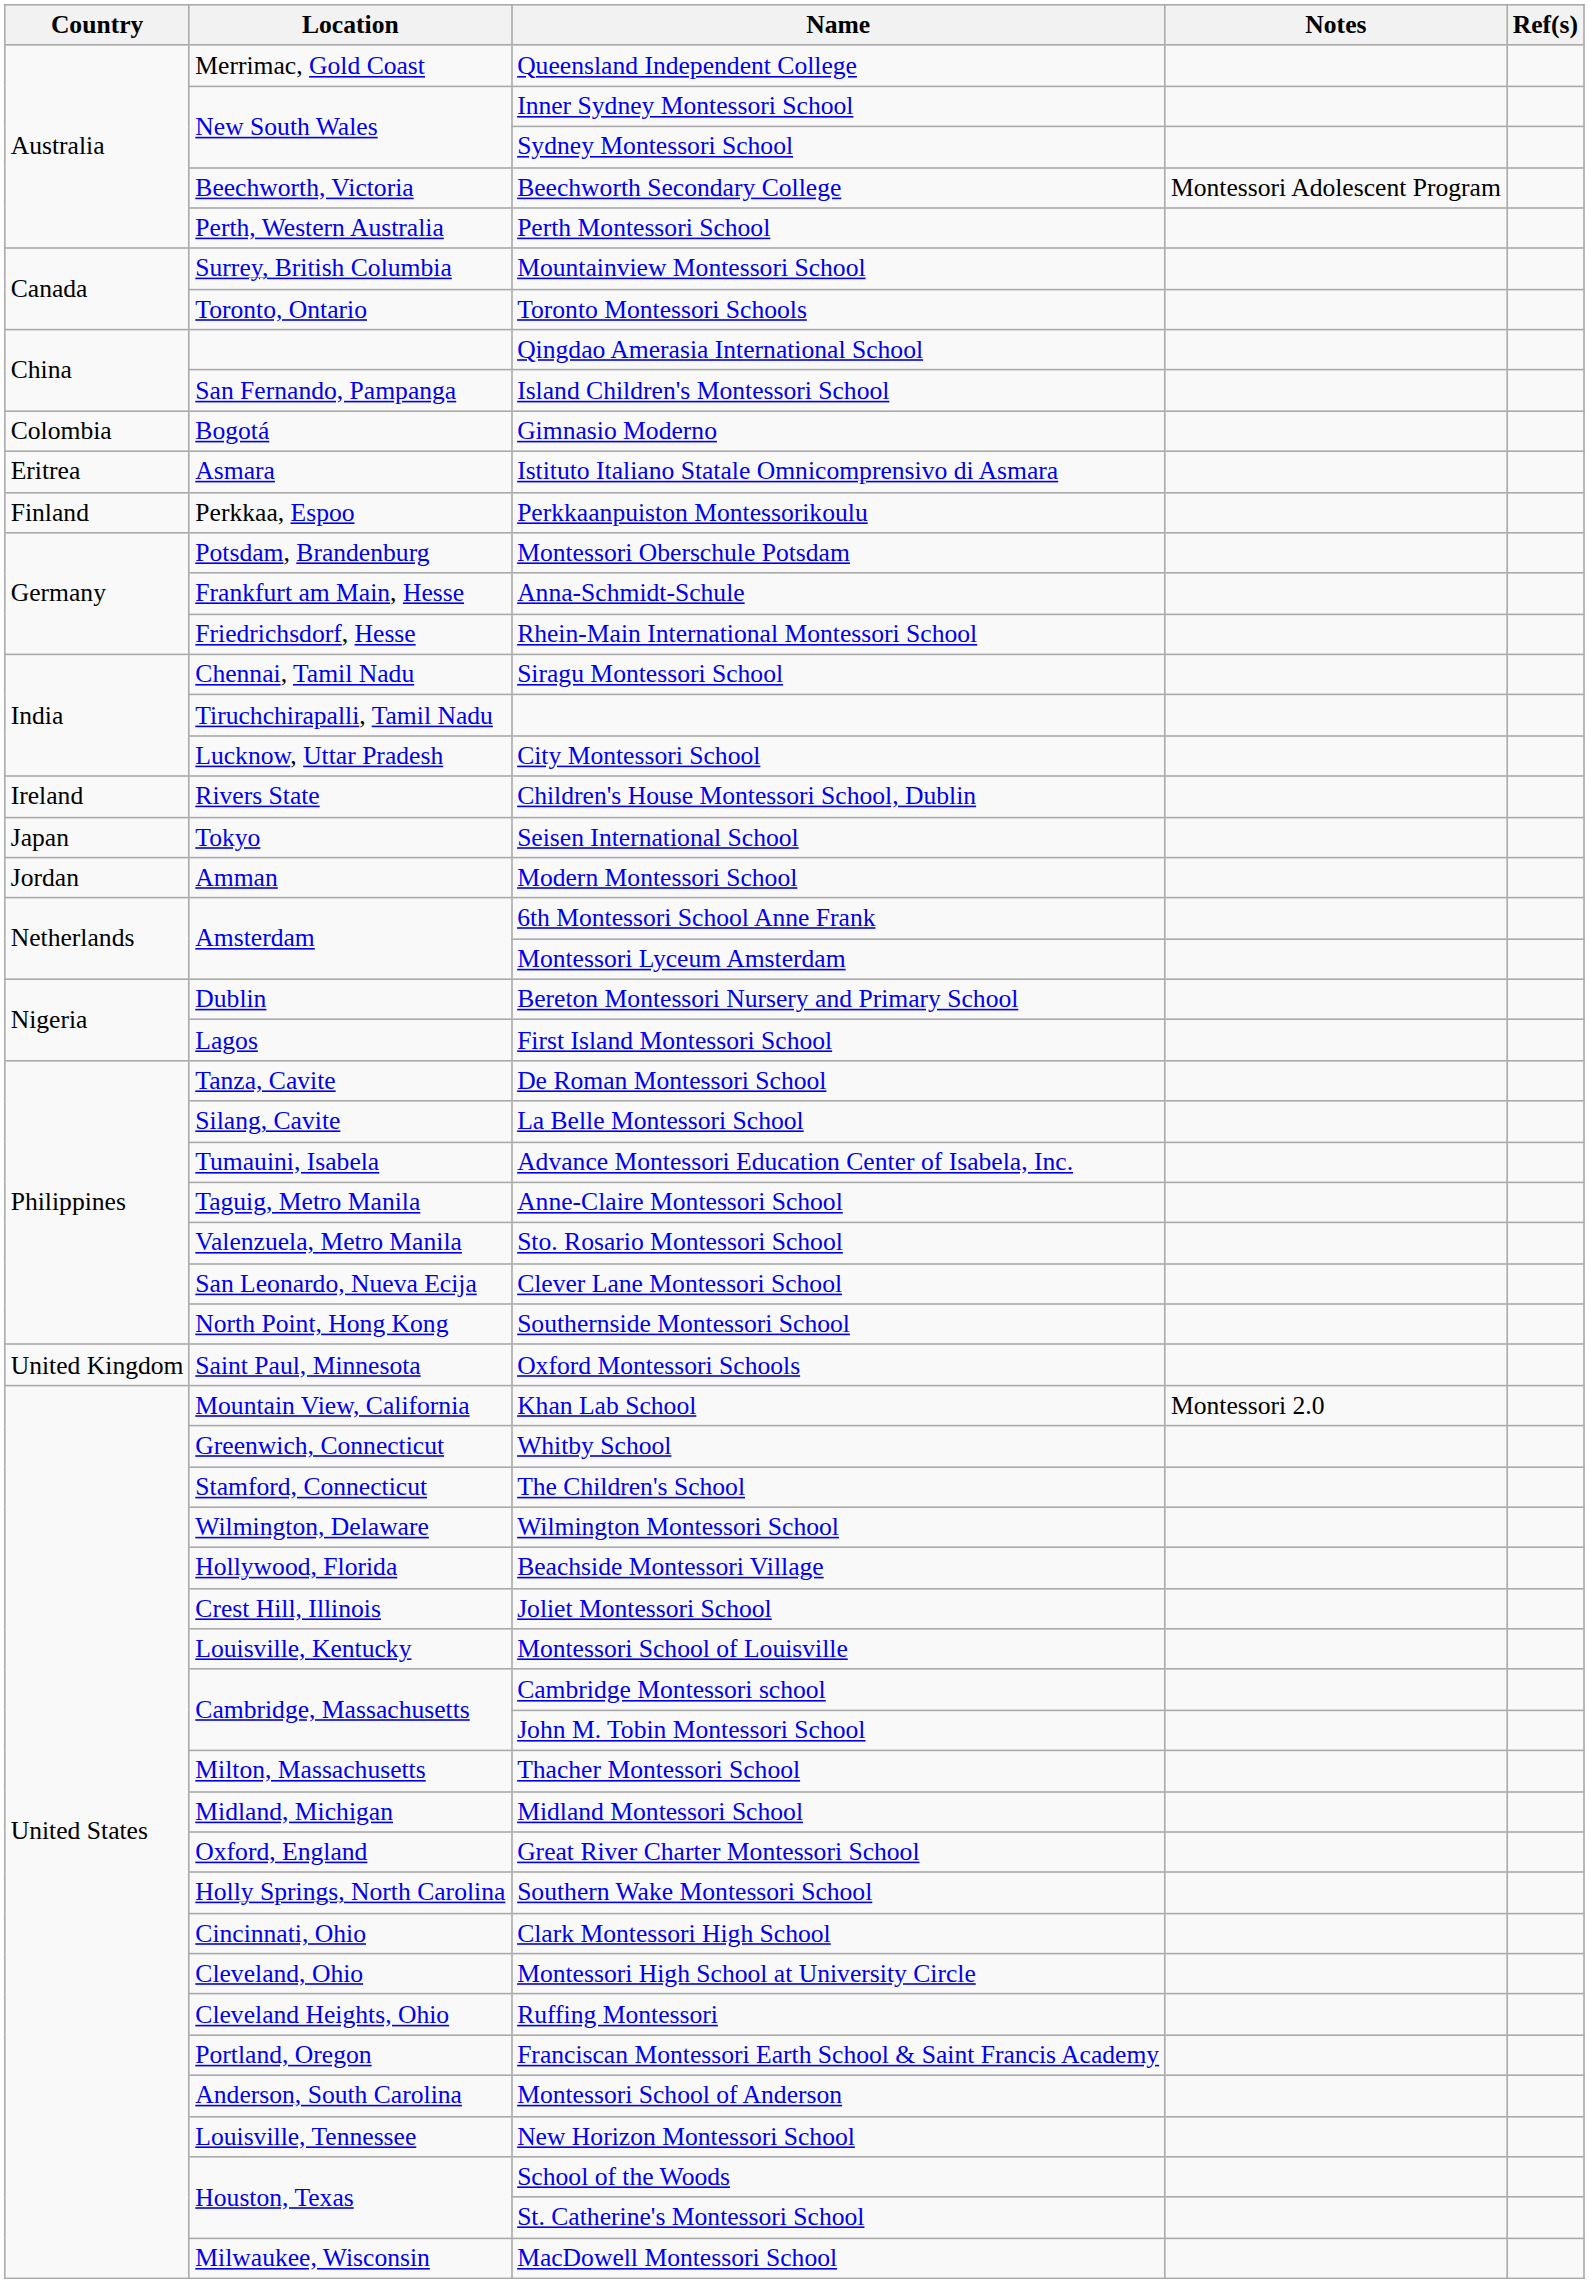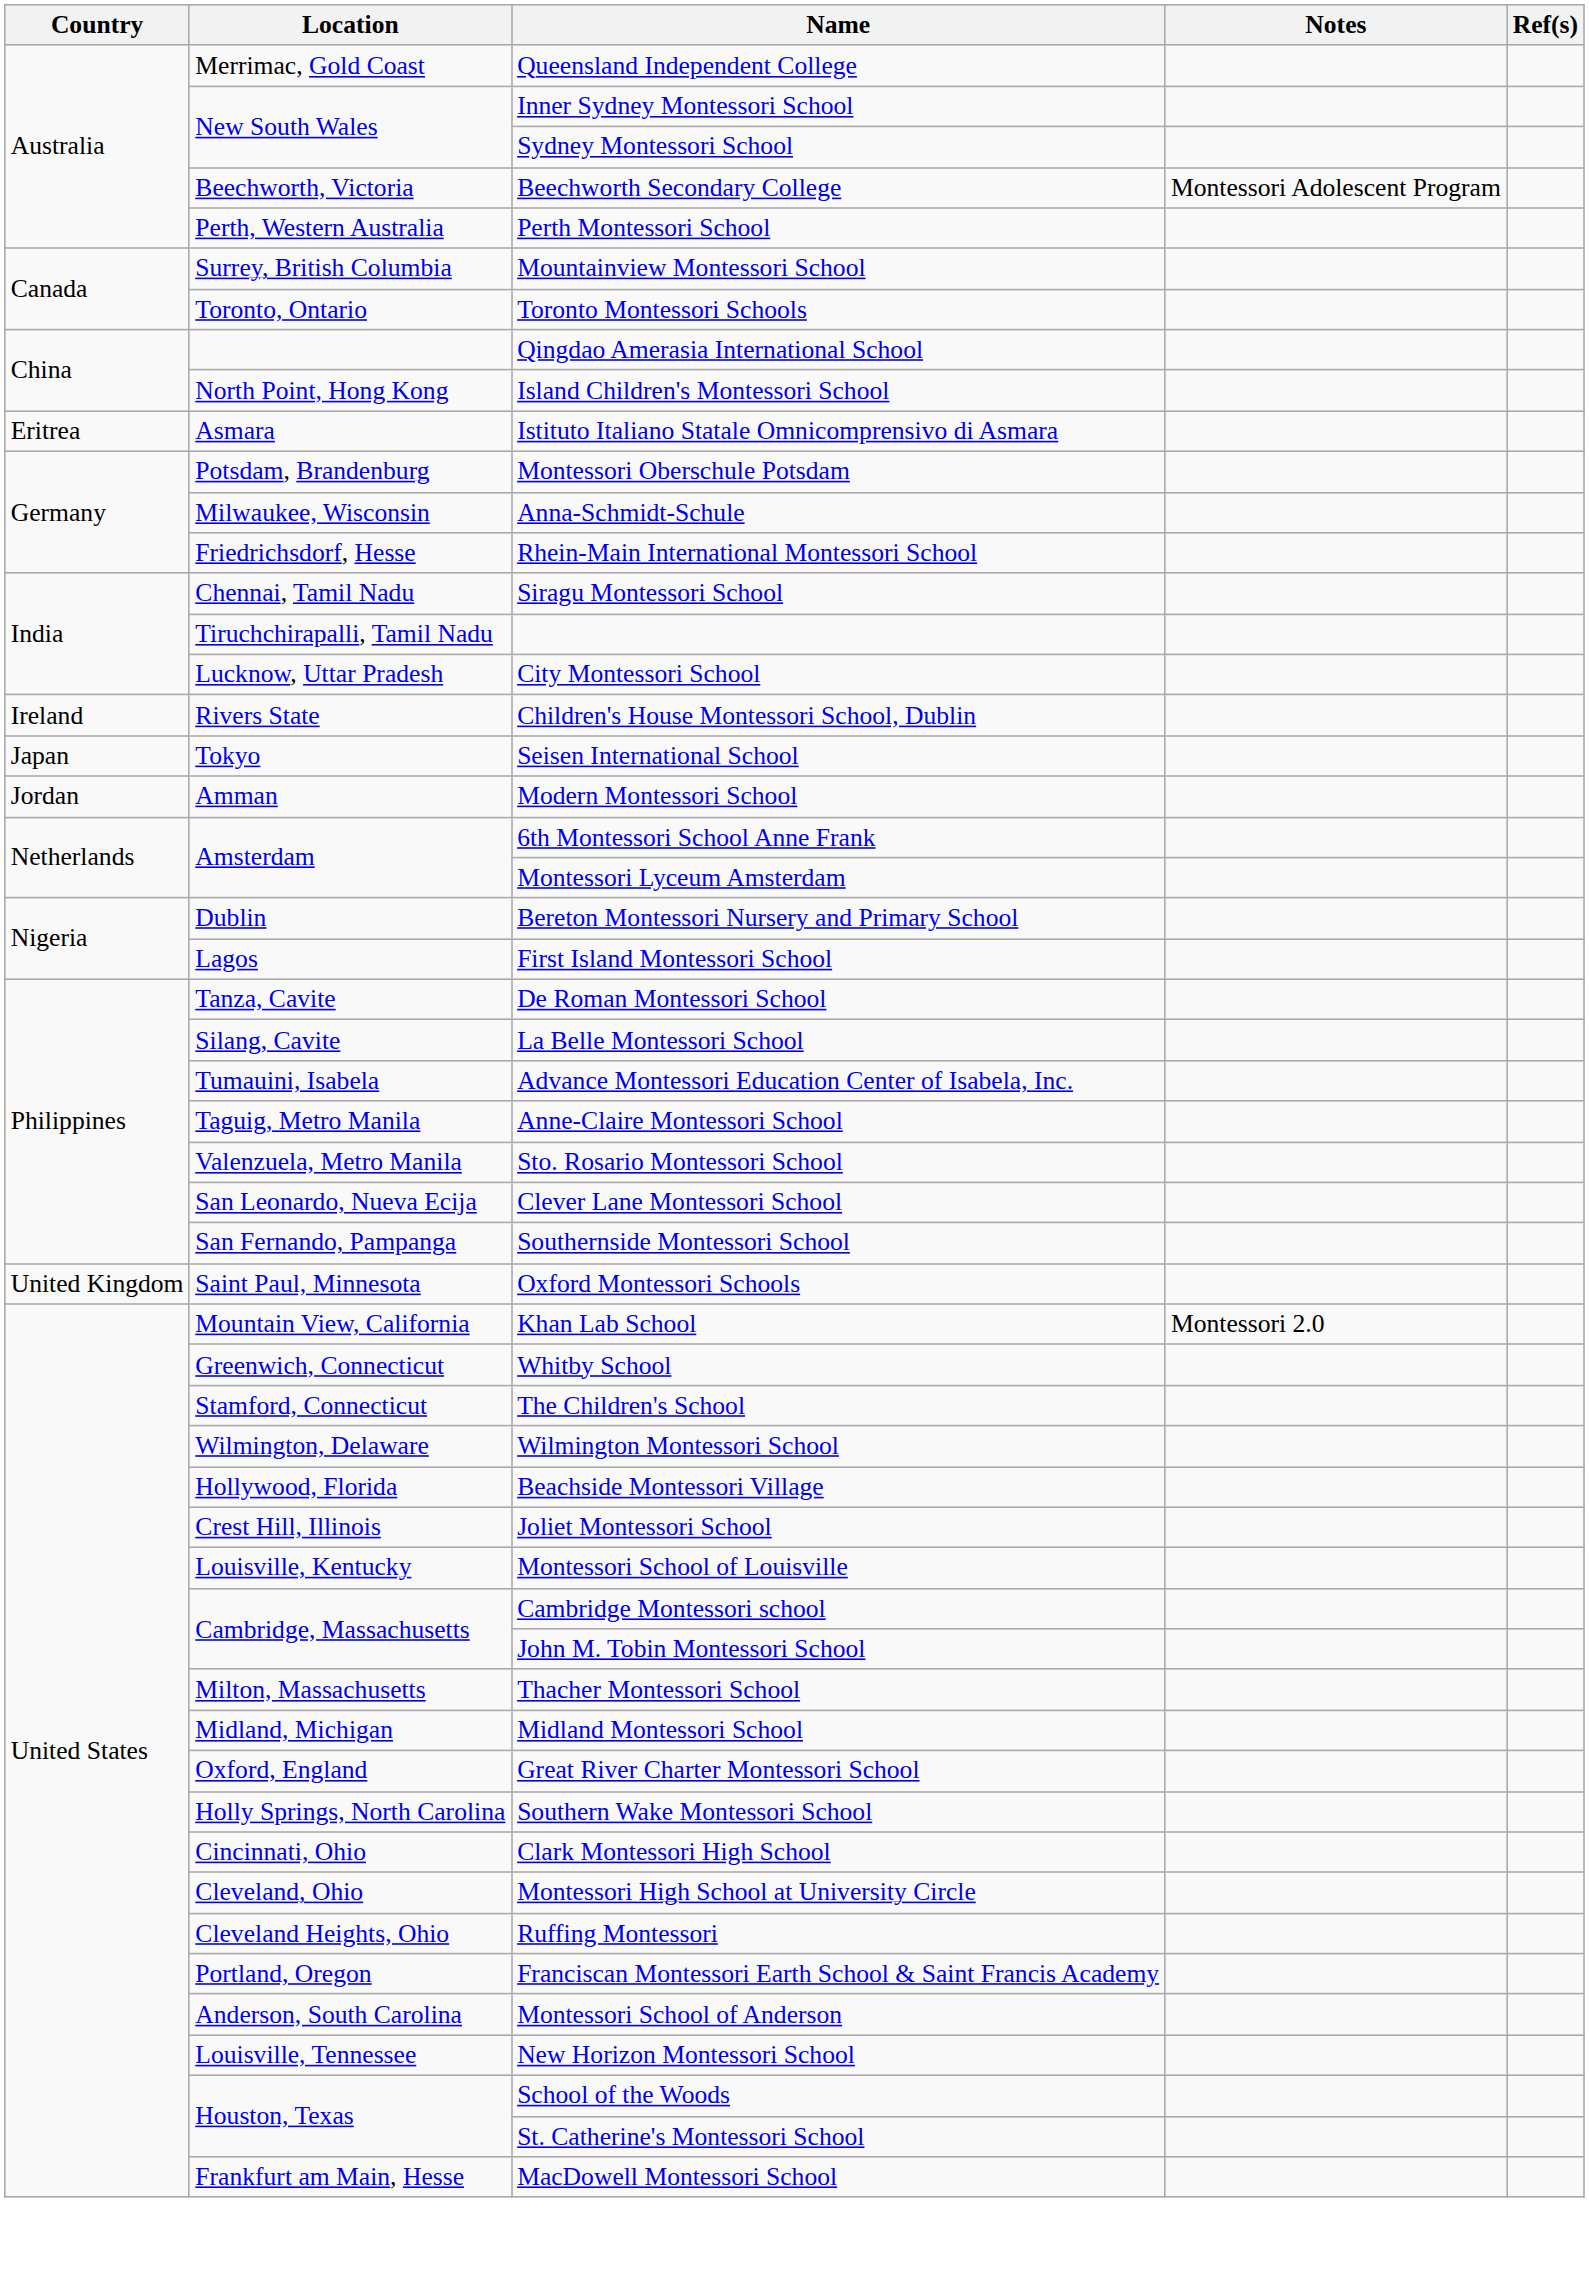(326, 390) San Fernando, Pampanga -> (322, 390) North Point, Hong Kong
- row: (617, 430)
- row: (692, 512)
(330, 593) Frankfurt am Main, Hesse -> (313, 512) Milwaukee, Wisconsin
(322, 1324) North Point, Hong Kong -> (326, 1242) San Fernando, Pampanga
(313, 2257) Milwaukee, Wisconsin -> (330, 2176) Frankfurt am Main, Hesse
